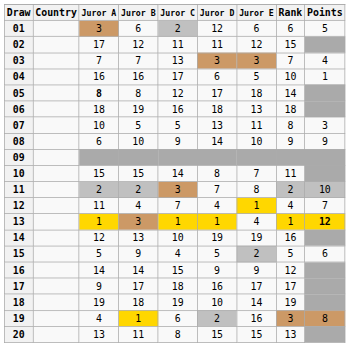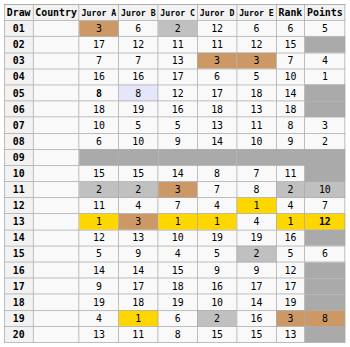(138, 93) no background -> (138, 93) lavender background
(325, 141) 9 -> (325, 141) 2
